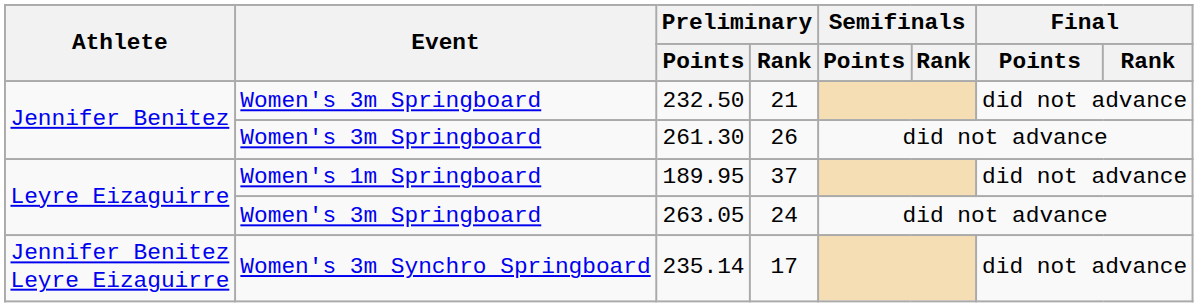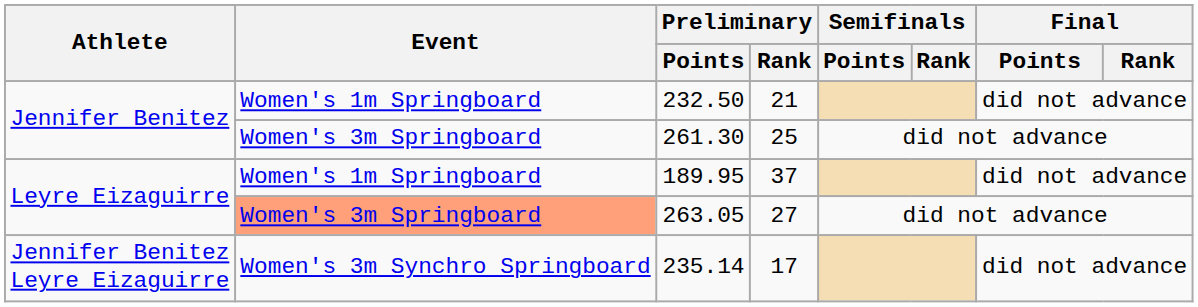(391, 100) Women's 3m Springboard -> (391, 100) Women's 1m Springboard
(784, 139) 26 -> (784, 139) 25
(391, 215) no background -> (391, 215) lightsalmon background
(784, 215) 24 -> (784, 215) 27
